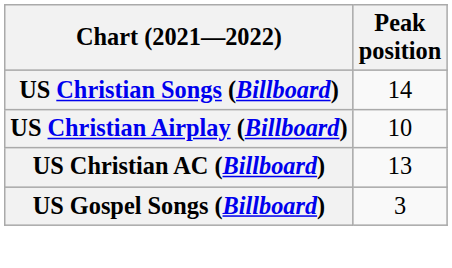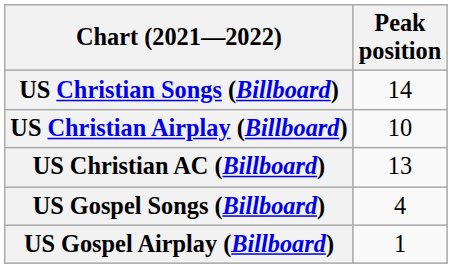(400, 205) 3 -> (400, 205) 4
+ row: (179, 243)
